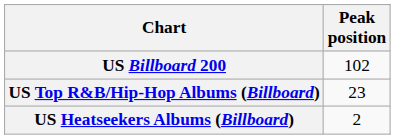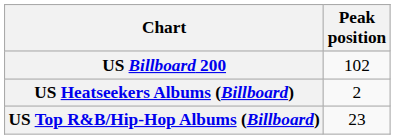rows swapped: (164, 92) <-> (164, 119)
